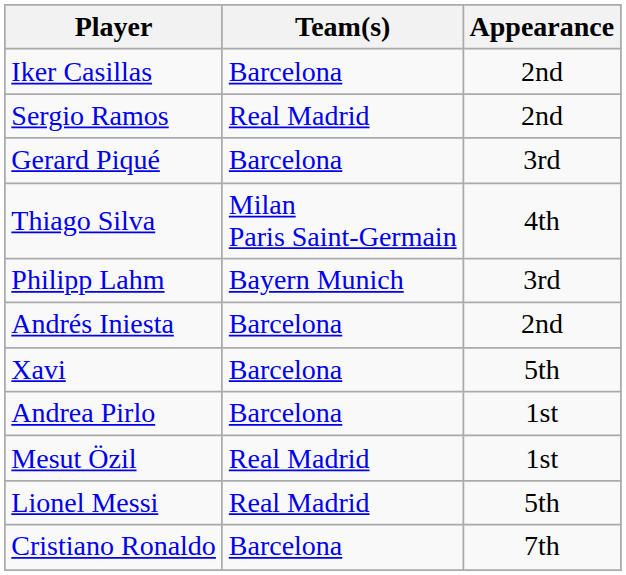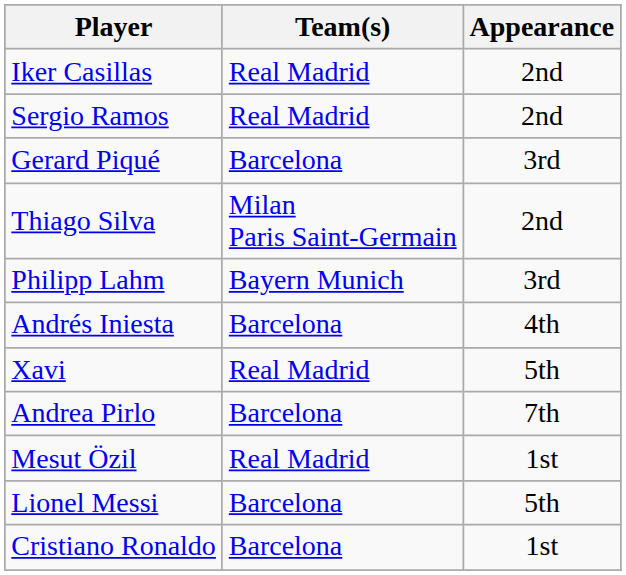(286, 71) Barcelona -> (299, 71) Real Madrid
(542, 220) 4th -> (542, 220) 2nd
(542, 324) 2nd -> (542, 324) 4th
(286, 369) Barcelona -> (299, 369) Real Madrid
(542, 413) 1st -> (542, 413) 7th
(299, 502) Real Madrid -> (286, 502) Barcelona
(542, 546) 7th -> (542, 546) 1st
